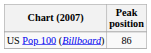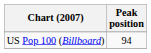(127, 40) 86 -> (127, 40) 94
